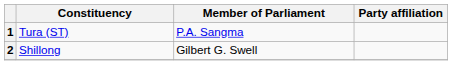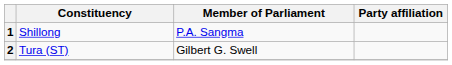(44, 32) Tura (ST) -> (40, 32) Shillong
(40, 50) Shillong -> (44, 50) Tura (ST)
